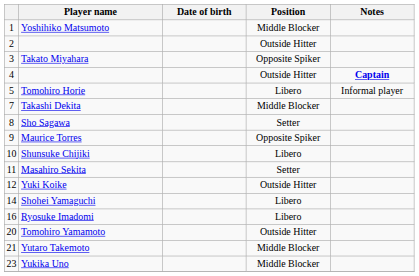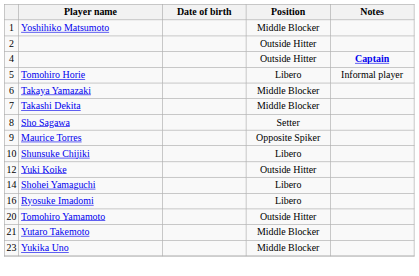- row: (12, 59)
+ row: (12, 91)
- row: (12, 169)
